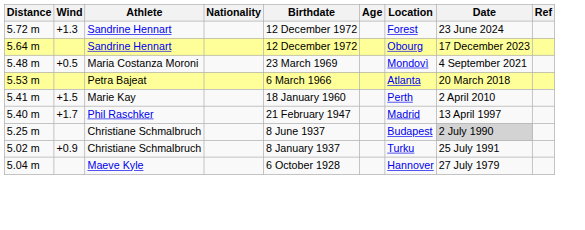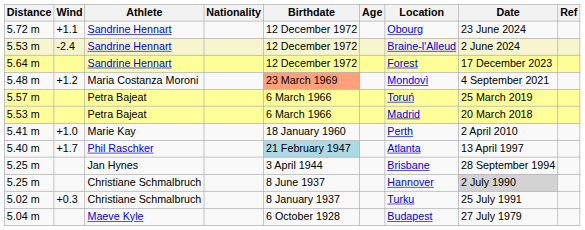(67, 30) +1.3 -> (67, 30) +1.1
(402, 30) Forest -> (405, 30) Obourg
+ row: (23, 47)
(405, 47) Obourg -> (402, 64) Forest
(67, 64) +0.5 -> (67, 81) +1.2
(302, 64) no background -> (302, 81) lightsalmon background
+ row: (23, 98)
(404, 81) Atlanta -> (404, 115) Madrid
(67, 98) +1.5 -> (67, 132) +1.0
(308, 115) no background -> (308, 149) lightblue background
(404, 115) Madrid -> (404, 149) Atlanta
+ row: (23, 166)
(410, 132) Budapest -> (411, 183) Hannover
(67, 149) +0.9 -> (67, 200) +0.3
(411, 166) Hannover -> (410, 217) Budapest
